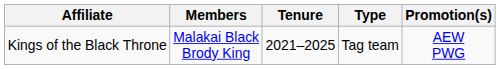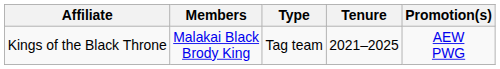columns swapped: (300, 15) <-> (370, 15)
